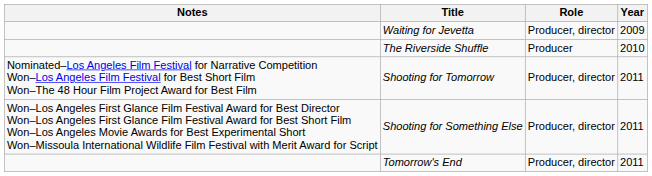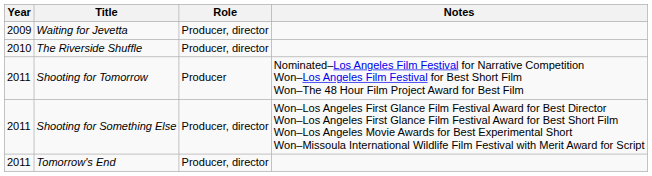columns swapped: (632, 13) <-> (192, 13)
(550, 48) Producer -> (225, 48) Producer, director
(571, 78) Producer, director -> (204, 78) Producer
